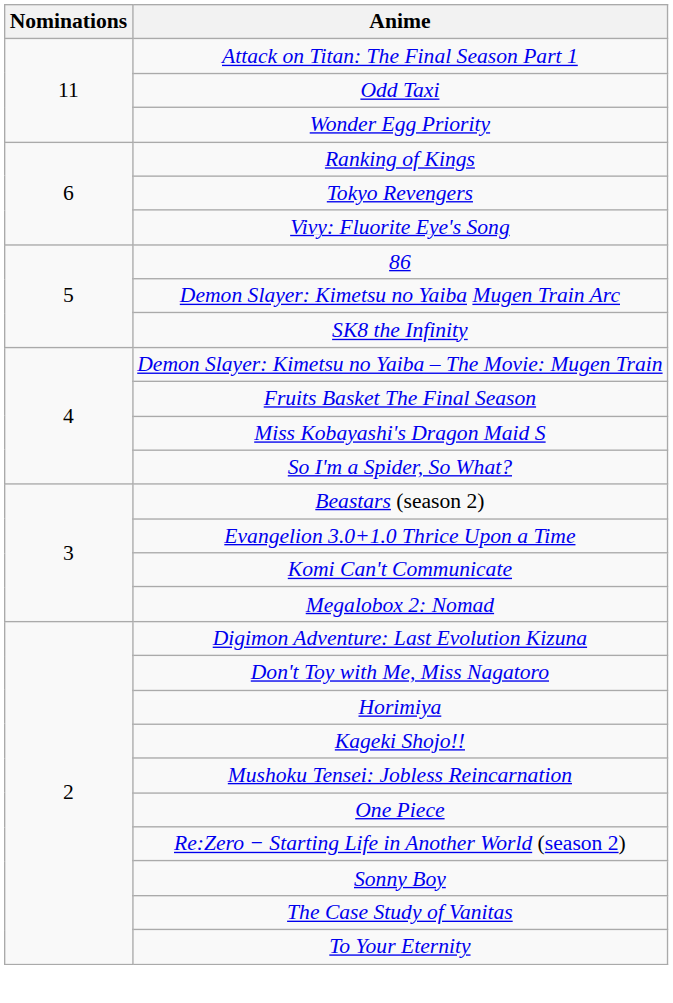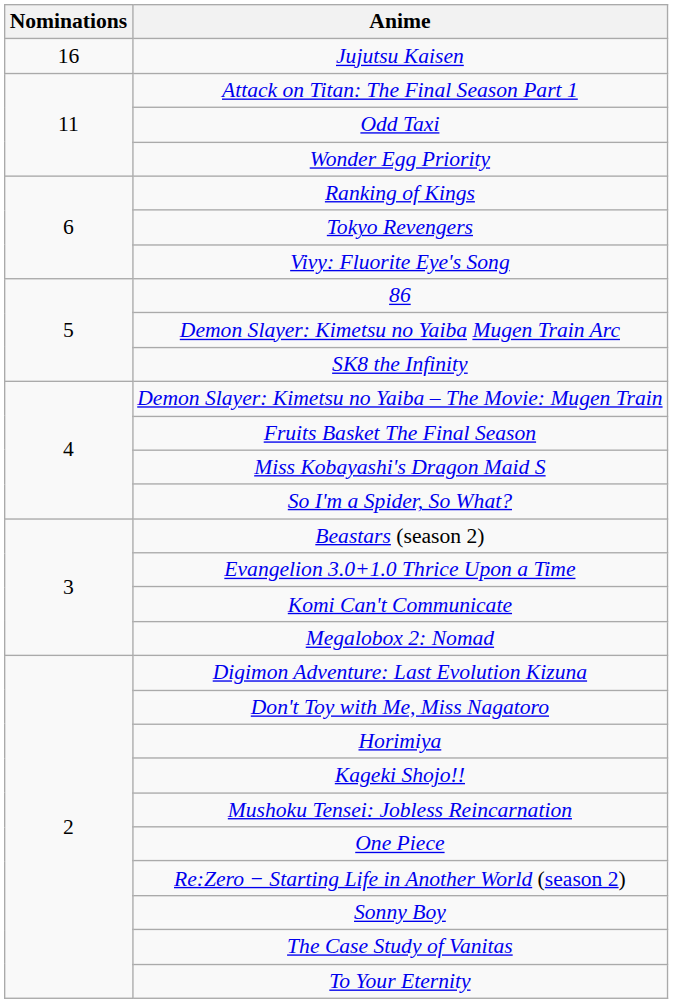+ row: (400, 55)
